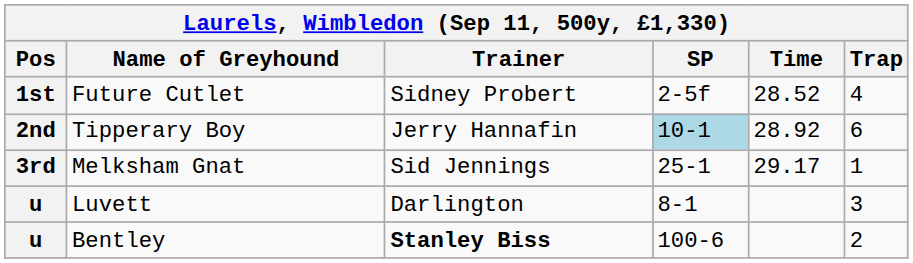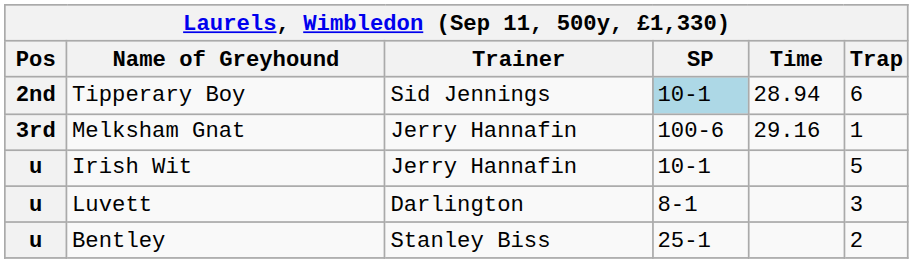- row: (159, 95)
(484, 132) Jerry Hannafin -> (470, 95) Sid Jennings
(787, 132) 28.92 -> (787, 95) 28.94
(470, 168) Sid Jennings -> (484, 132) Jerry Hannafin
(684, 168) 25-1 -> (691, 132) 100-6
(787, 168) 29.17 -> (787, 132) 29.16
+ row: (132, 168)
(470, 240) bold -> (470, 240) normal
(691, 240) 100-6 -> (684, 240) 25-1
